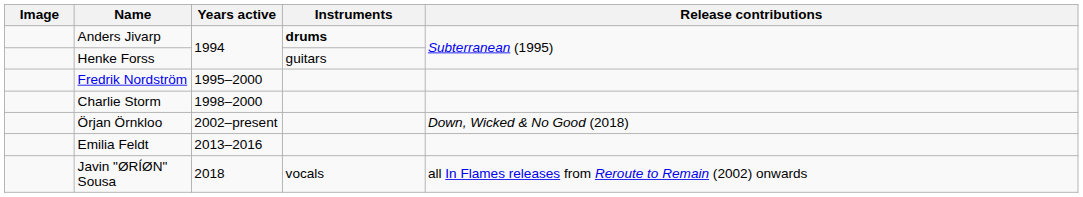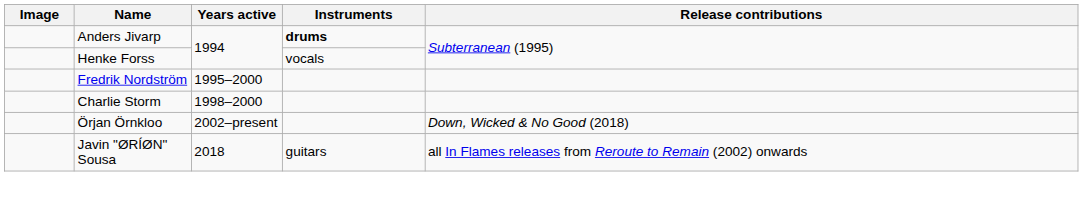(306, 58) guitars -> (305, 58) vocals
- row: (113, 144)
(305, 173) vocals -> (306, 152) guitars
